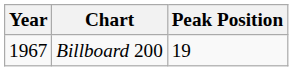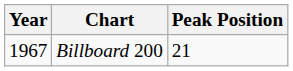(181, 50) 19 -> (181, 50) 21
